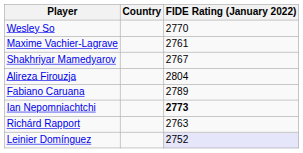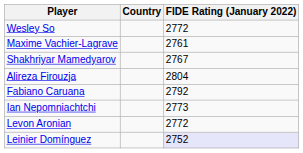(177, 28) 2770 -> (177, 28) 2772
(177, 92) 2789 -> (177, 92) 2792
(177, 108) bold -> (177, 108) normal
+ row: (39, 124)
- row: (43, 124)
